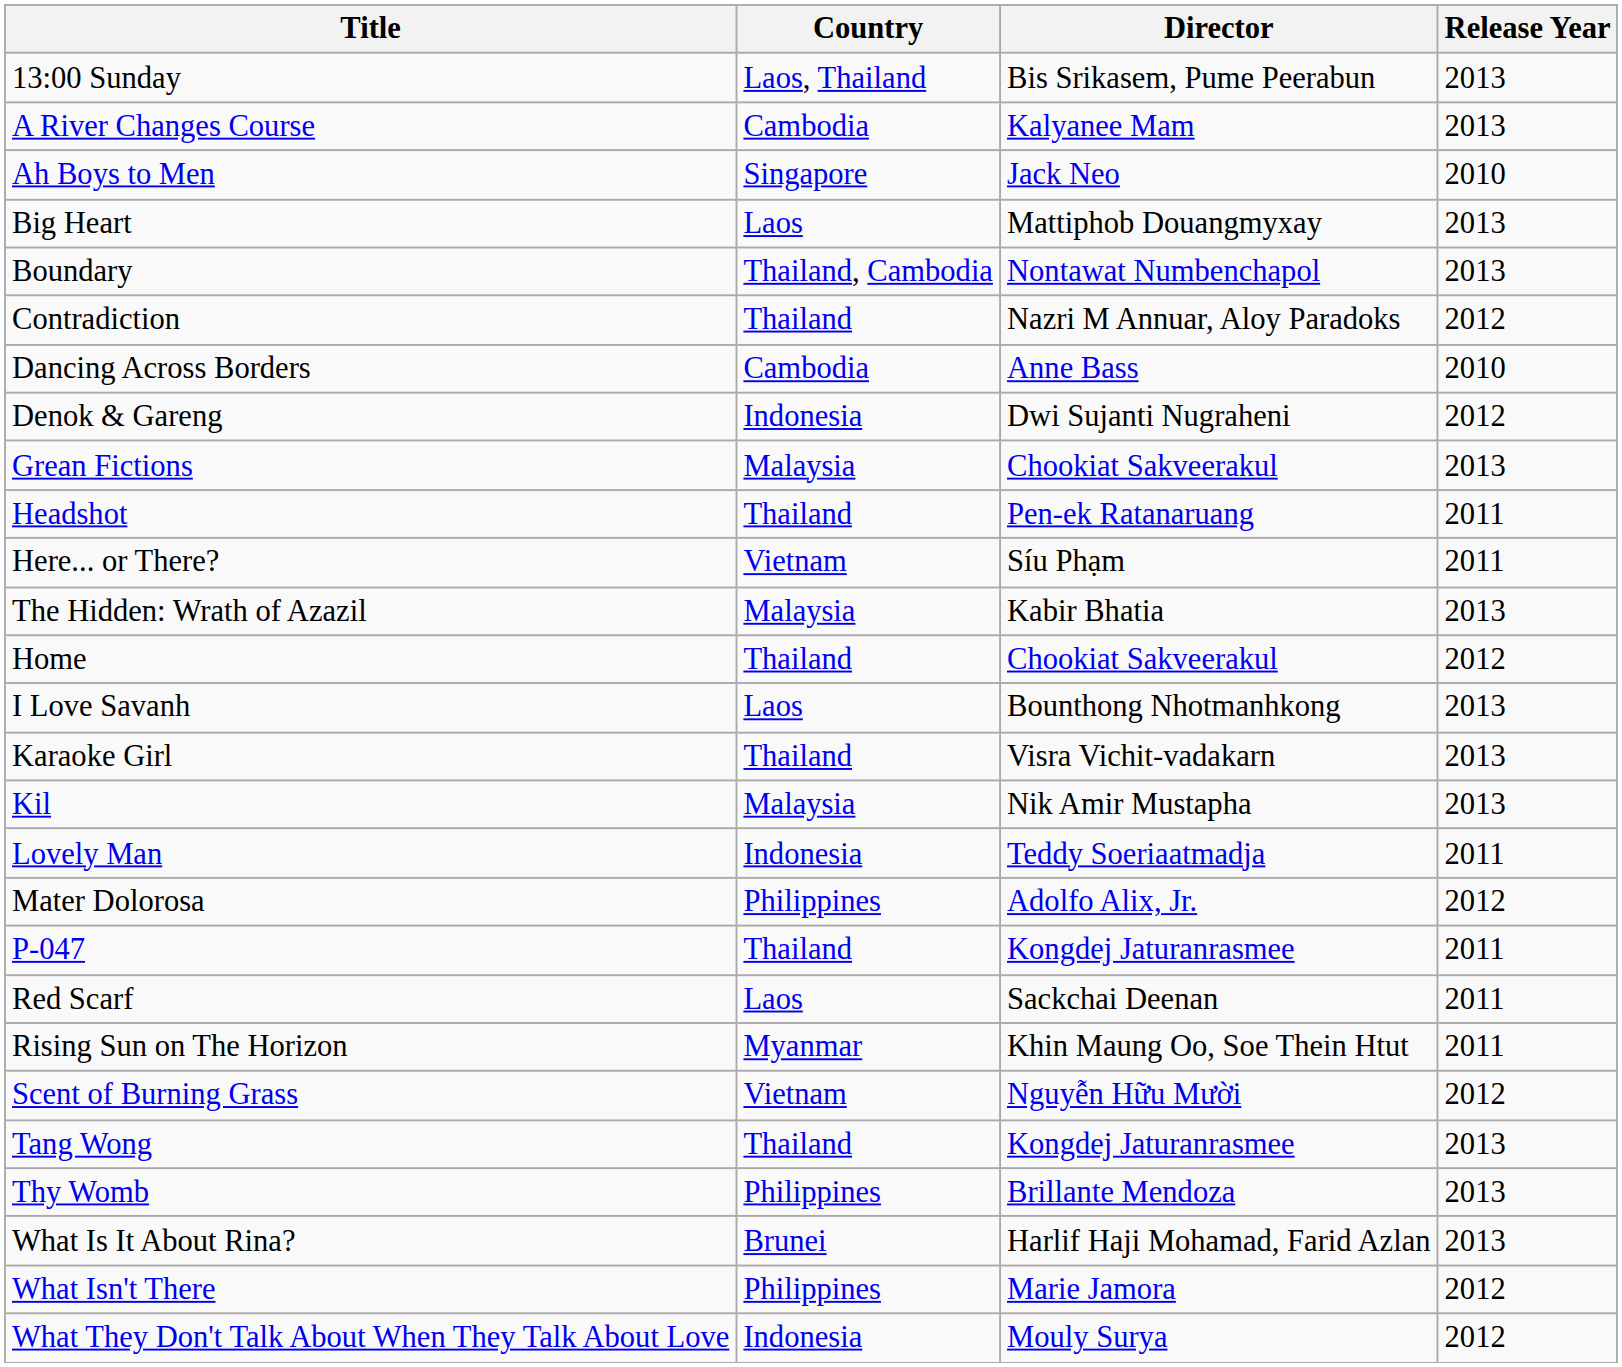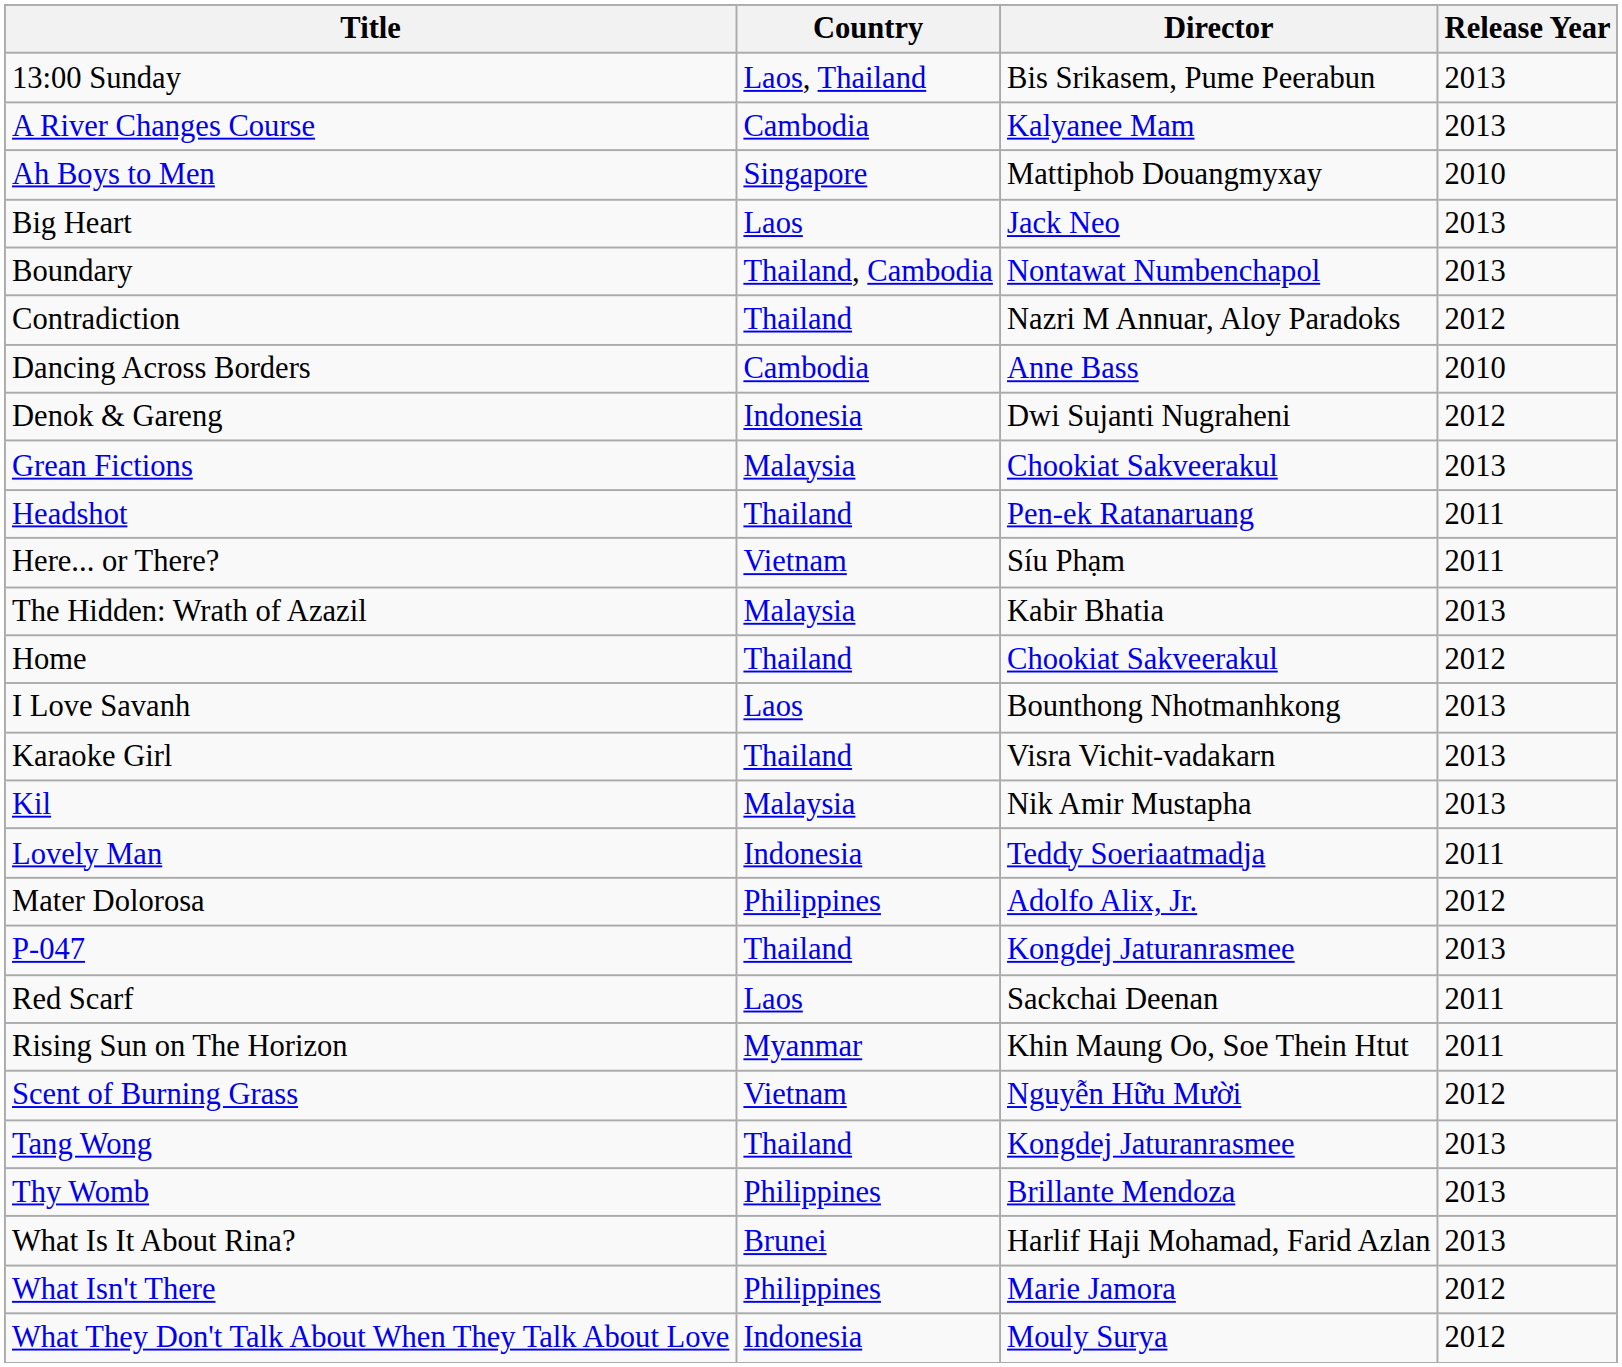(1063, 174) Jack Neo -> (1164, 174) Mattiphob Douangmyxay
(1164, 222) Mattiphob Douangmyxay -> (1063, 222) Jack Neo
(1475, 949) 2011 -> (1475, 949) 2013
